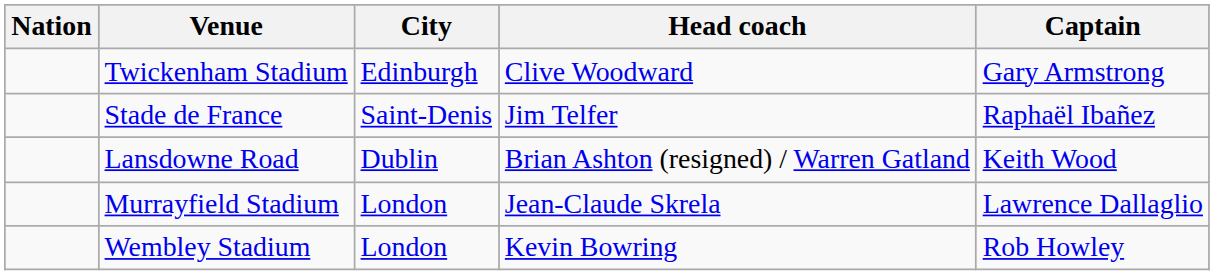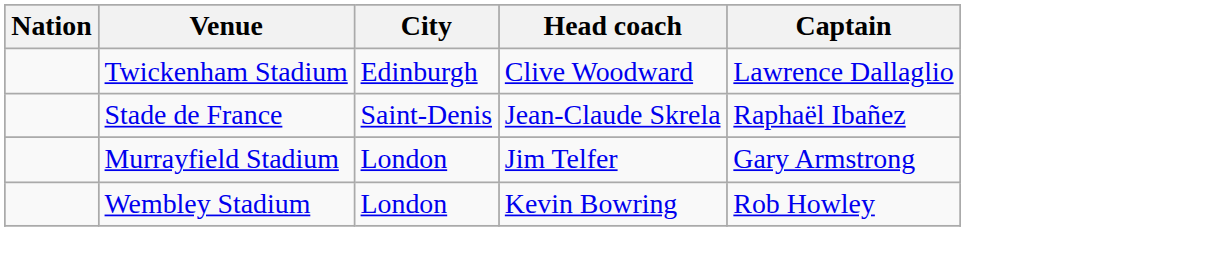(1074, 70) Gary Armstrong -> (844, 70) Lawrence Dallaglio
(561, 114) Jim Telfer -> (613, 114) Jean-Claude Skrela
- row: (202, 159)
(613, 203) Jean-Claude Skrela -> (561, 159) Jim Telfer
(1093, 203) Lawrence Dallaglio -> (824, 159) Gary Armstrong
